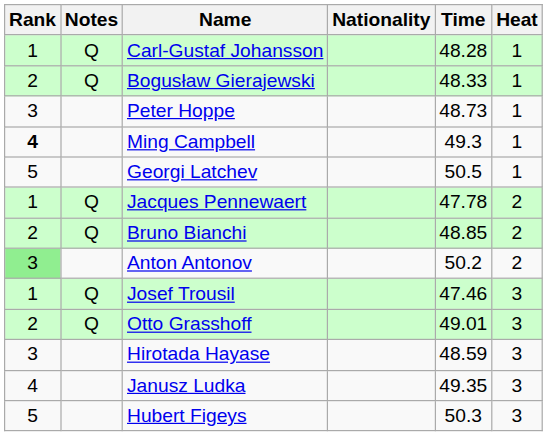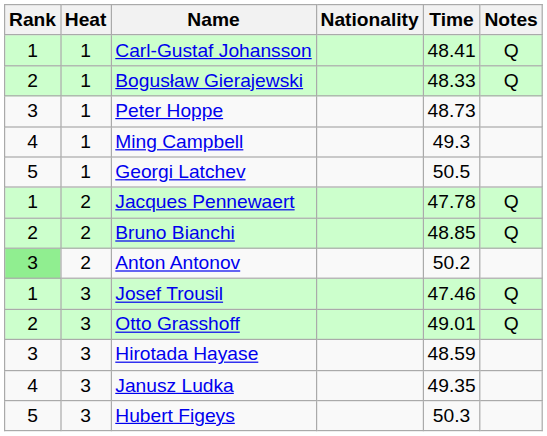columns swapped: (517, 19) <-> (91, 19)
(463, 50) 48.28 -> (452, 50) 48.41
(32, 141) bold -> (32, 141) normal
